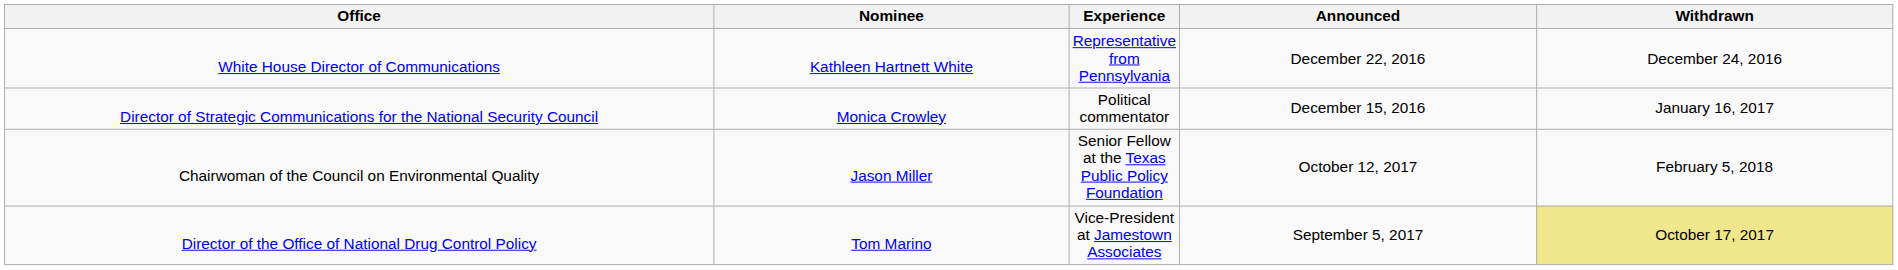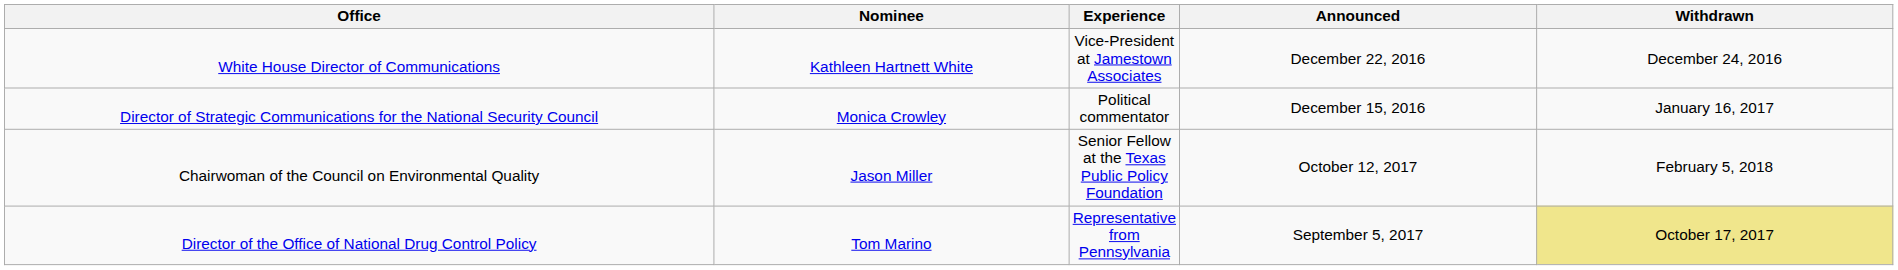(1124, 58) Representative from Pennsylvania -> (1124, 58) Vice-President at Jamestown Associates
(1124, 235) Vice-President at Jamestown Associates -> (1124, 235) Representative from Pennsylvania
